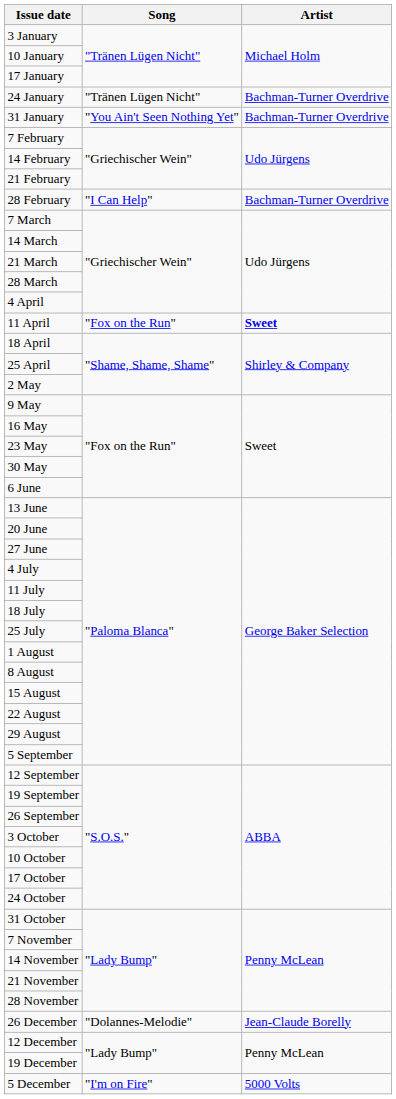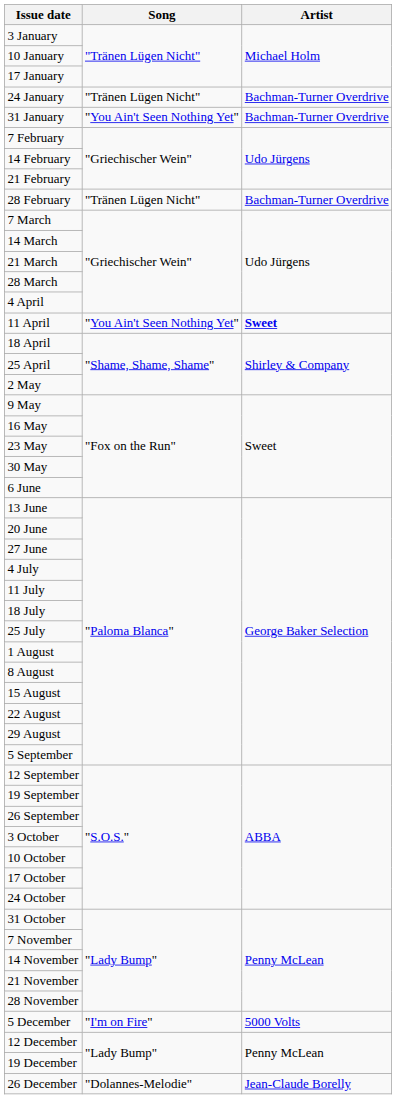(119, 199) "I Can Help" -> (143, 199) "Tränen Lügen Nicht"
(130, 323) "Fox on the Run" -> (162, 323) "You Ain't Seen Nothing Yet"
rows swapped: (39, 1083) <-> (42, 1021)
